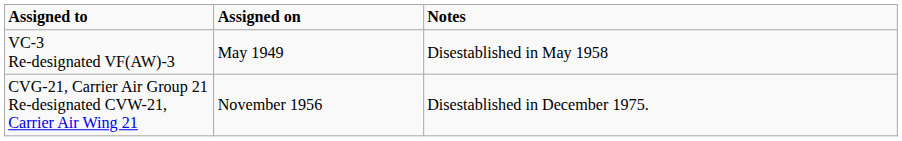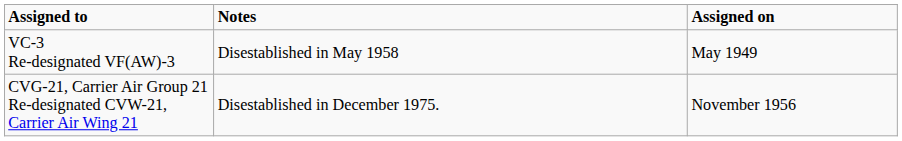columns swapped: (259, 17) <-> (446, 17)
